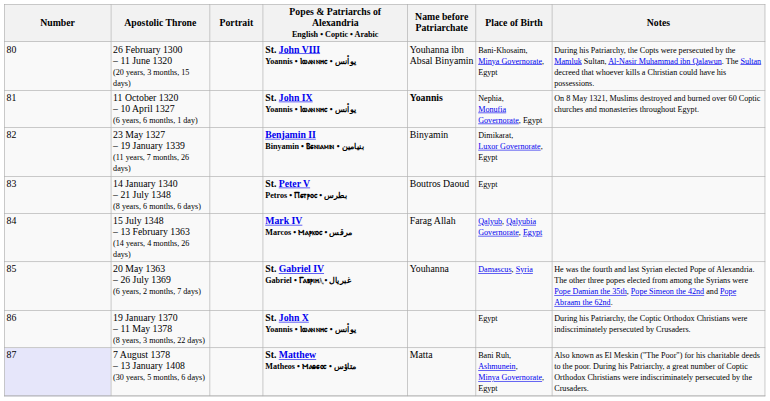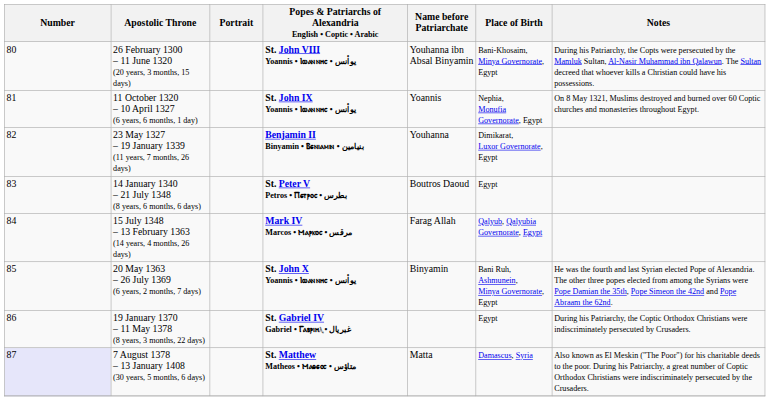(426, 98) bold -> (426, 98) normal
(429, 135) Binyamin -> (429, 135) Youhanna
(308, 275) St. Gabriel IV Gabriel • Ⲅⲁⲃⲣⲓⲏⲗ • غبريال -> (311, 275) St. John X Yoannis • Ⲓⲱⲁⲛⲛⲏⲥ • يوأنس
(429, 269) Youhanna -> (429, 269) Binyamin
(506, 270) Damascus, Syria -> (511, 286) Bani Ruh, Ashmunein, Minya Governorate, Egypt
(311, 323) St. John X Yoannis • Ⲓⲱⲁⲛⲛⲏⲥ • يوأنس -> (308, 323) St. Gabriel IV Gabriel • Ⲅⲁⲃⲣⲓⲏⲗ • غبريال
(511, 372) Bani Ruh, Ashmunein, Minya Governorate, Egypt -> (506, 356) Damascus, Syria
